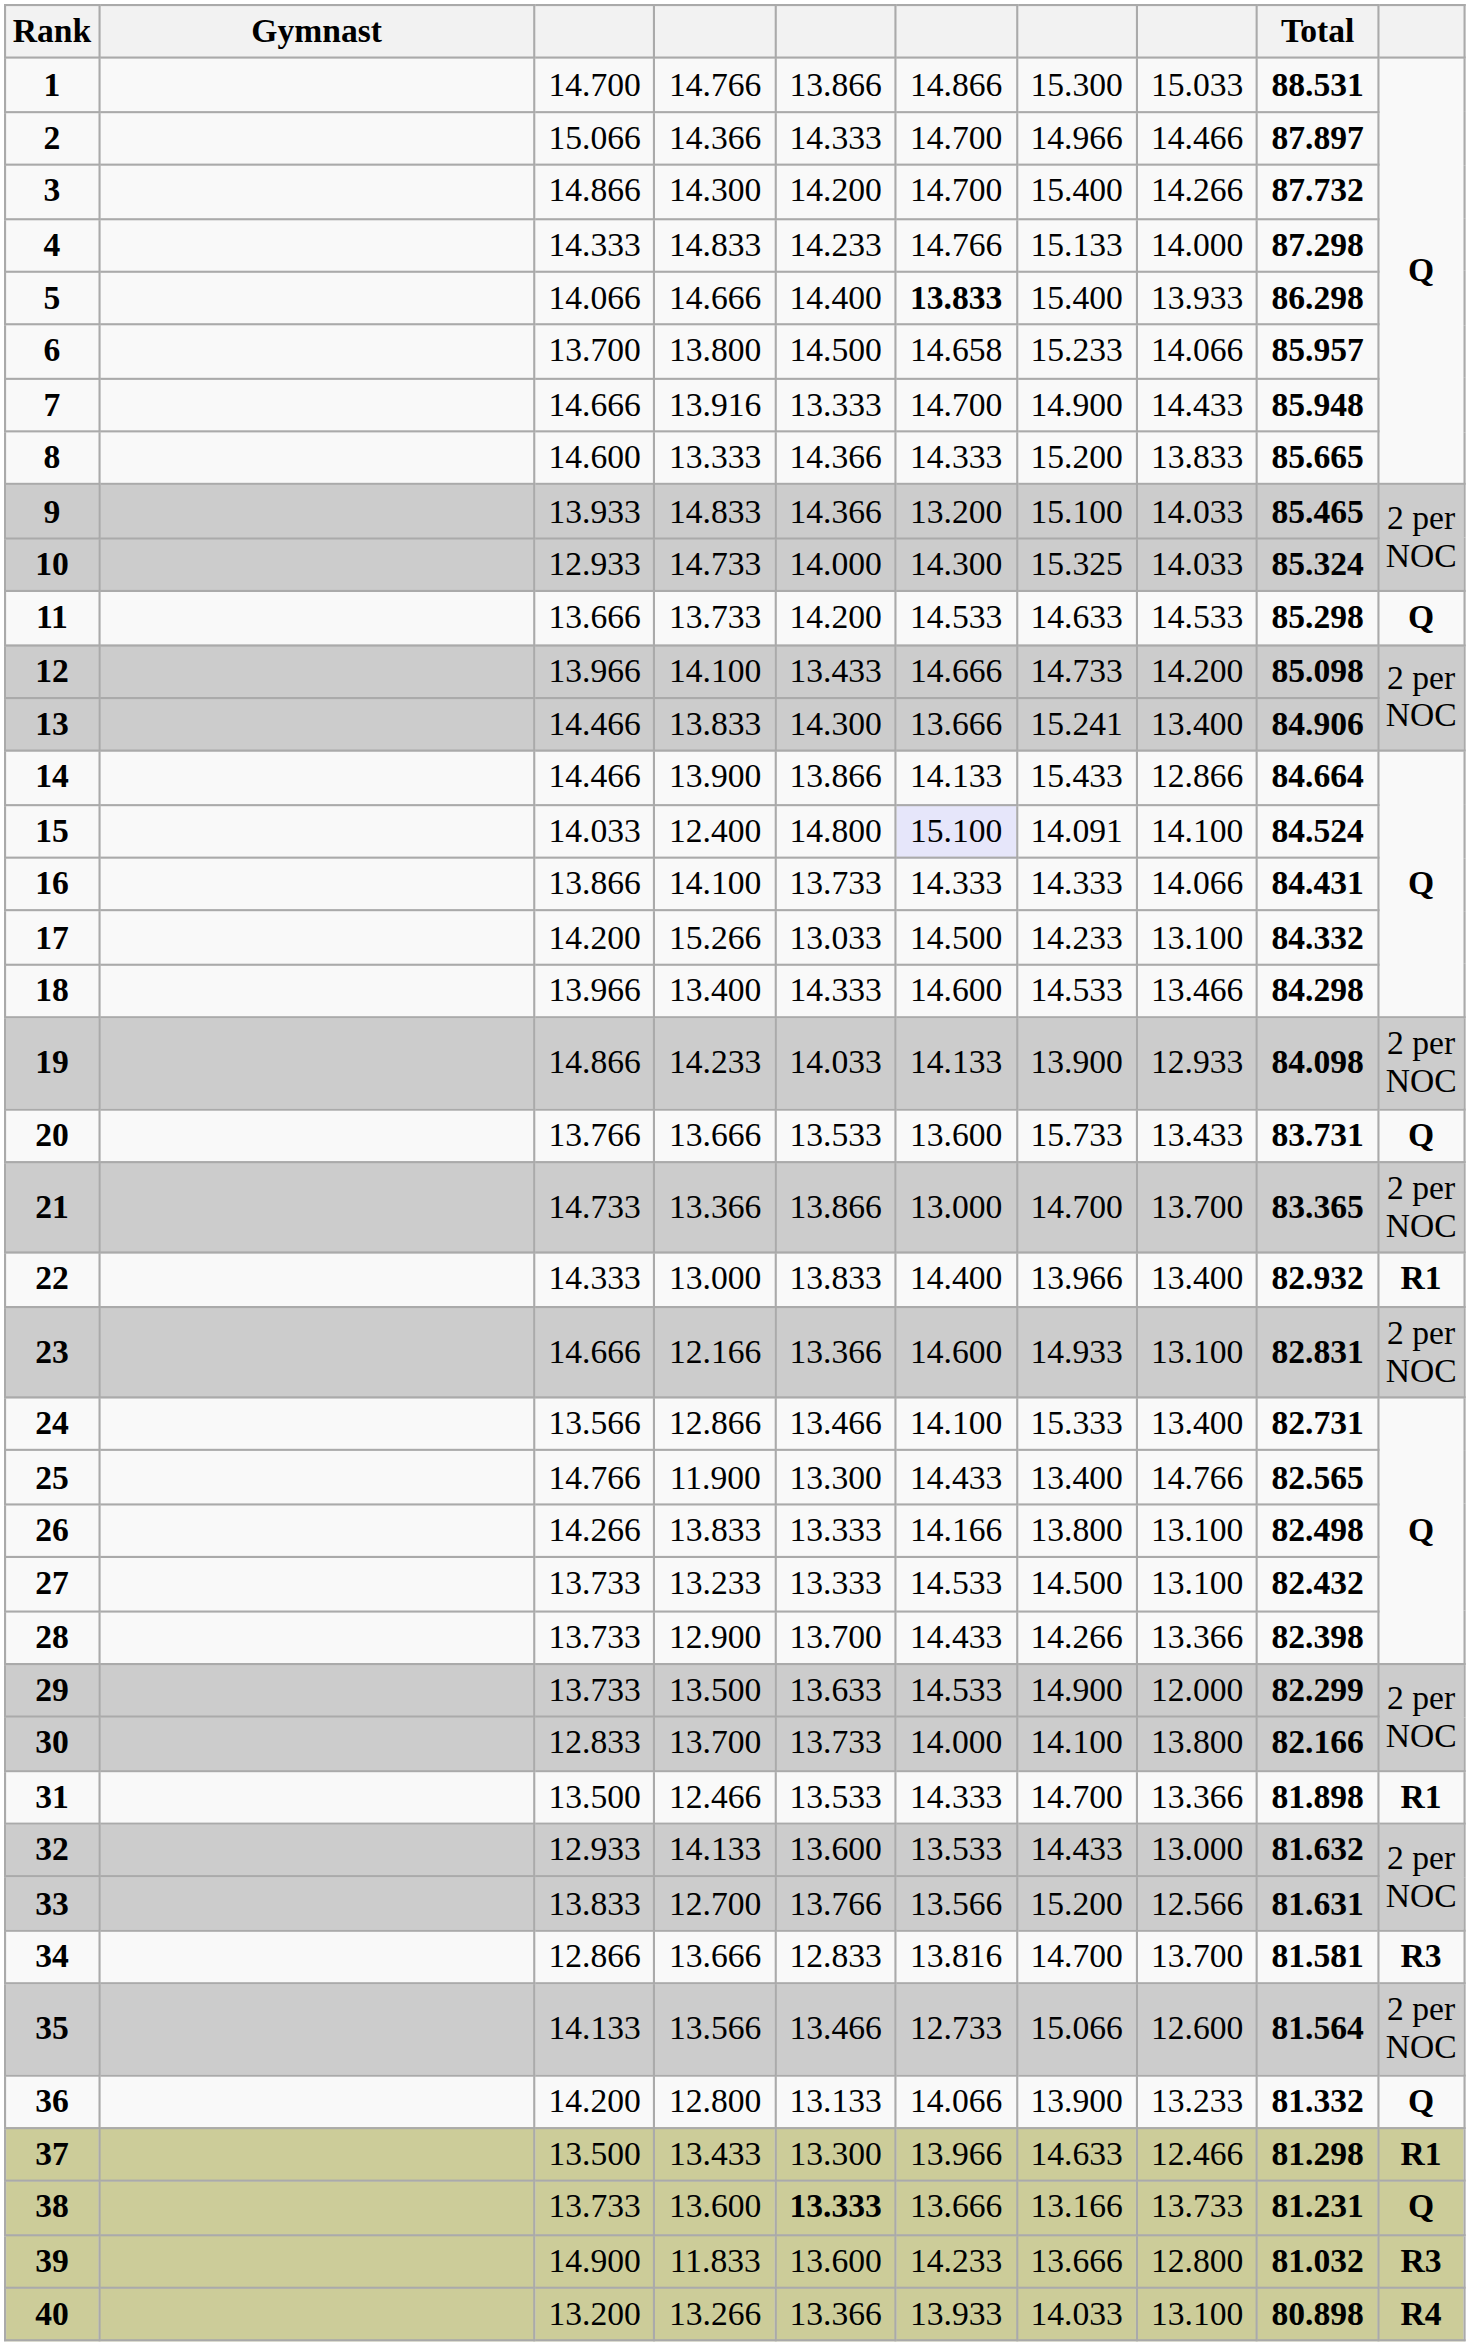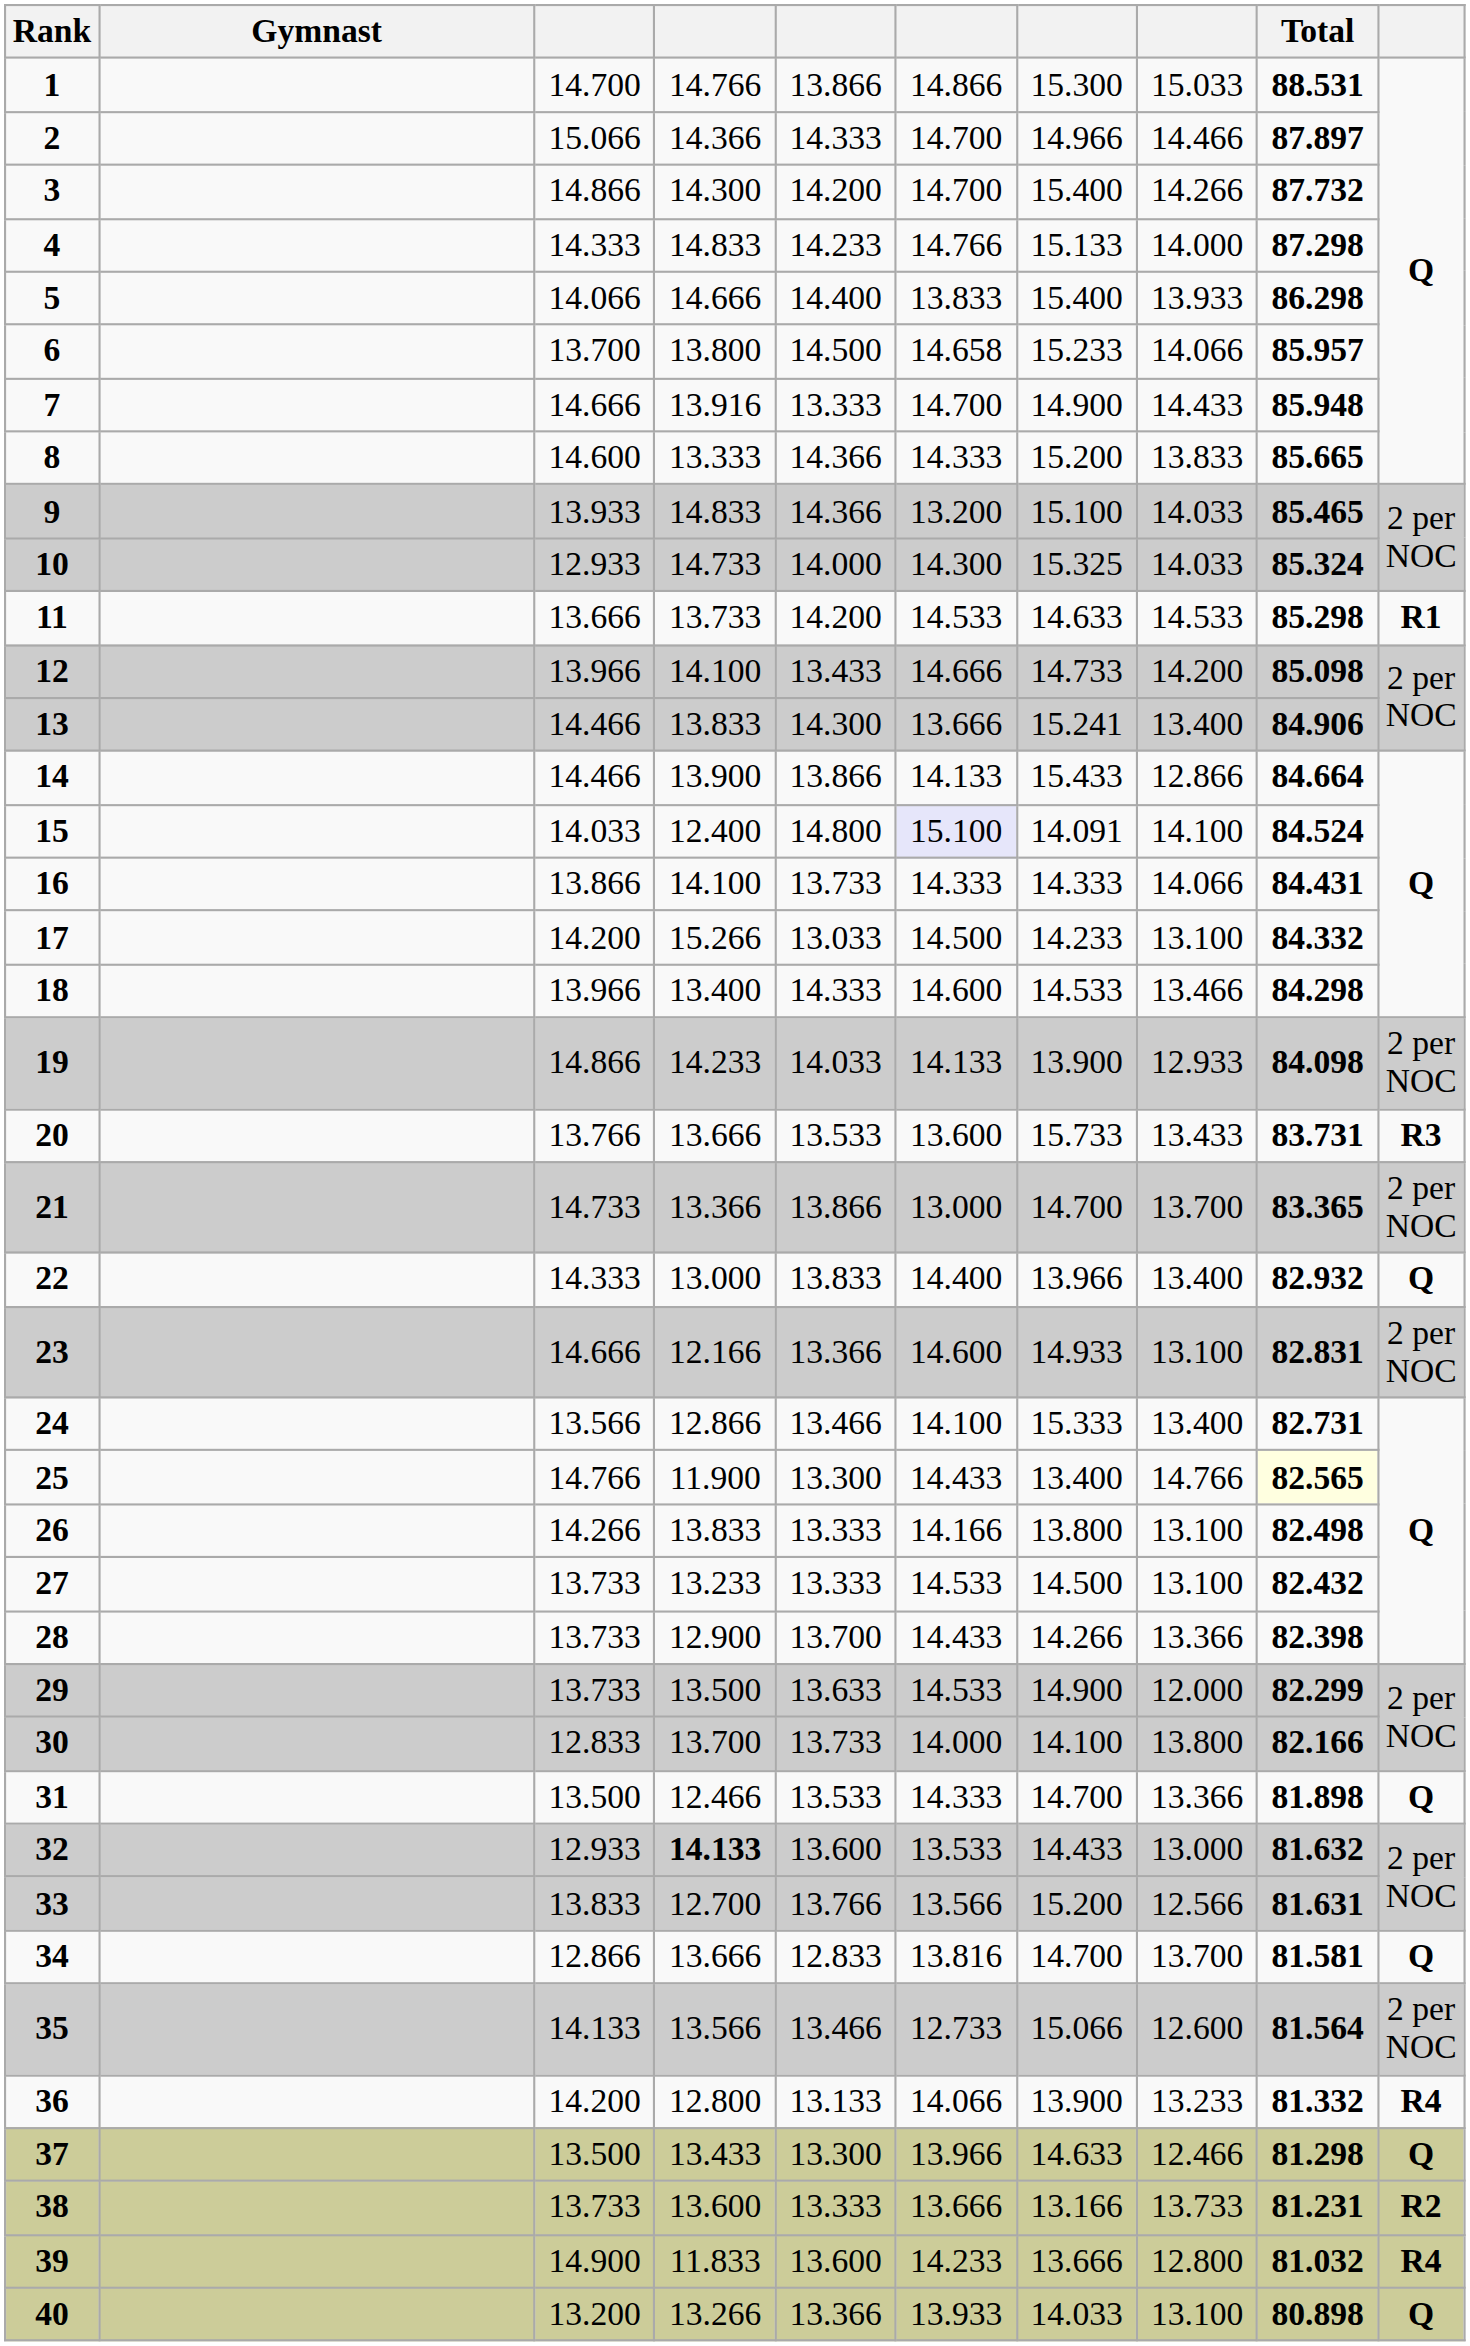(956, 297) bold -> (956, 297) normal
(1421, 617) Q -> (1421, 617) R1
(1421, 1134) Q -> (1421, 1134) R3
(1421, 1279) R1 -> (1421, 1279) Q
(1318, 1476) no background -> (1318, 1476) lightyellow background
(1421, 1796) R1 -> (1421, 1796) Q
(715, 1849) normal -> (715, 1849) bold
(1421, 1956) R3 -> (1421, 1956) Q
(1421, 2100) Q -> (1421, 2100) R4
(1421, 2153) R1 -> (1421, 2153) Q
(836, 2207) bold -> (836, 2207) normal
(1421, 2207) Q -> (1421, 2207) R2
(1421, 2260) R3 -> (1421, 2260) R4
(1421, 2313) R4 -> (1421, 2313) Q
